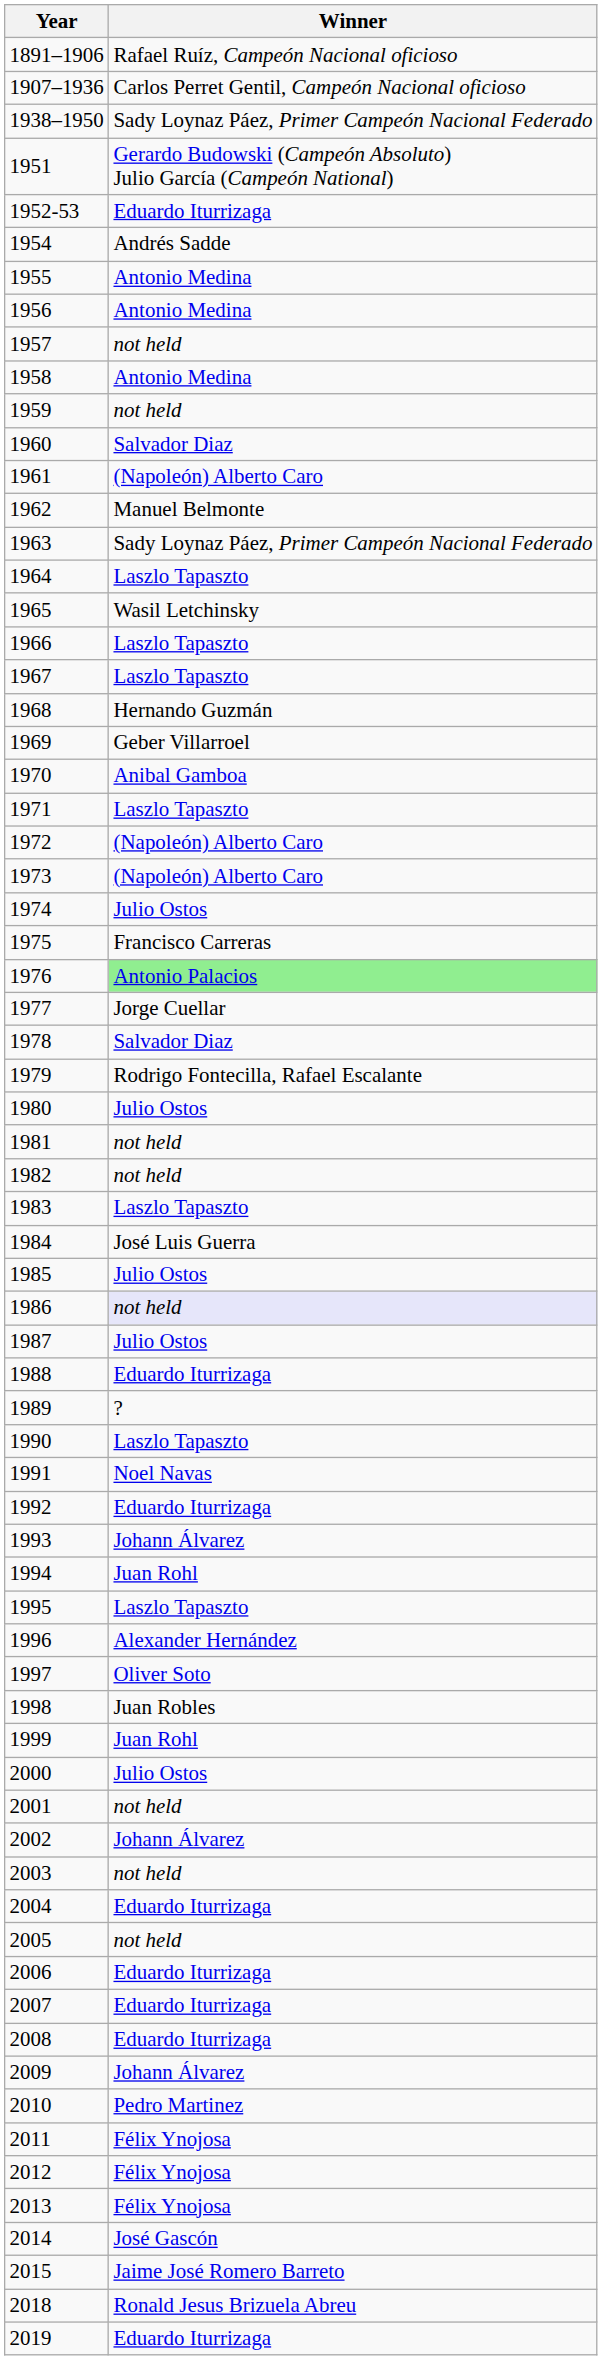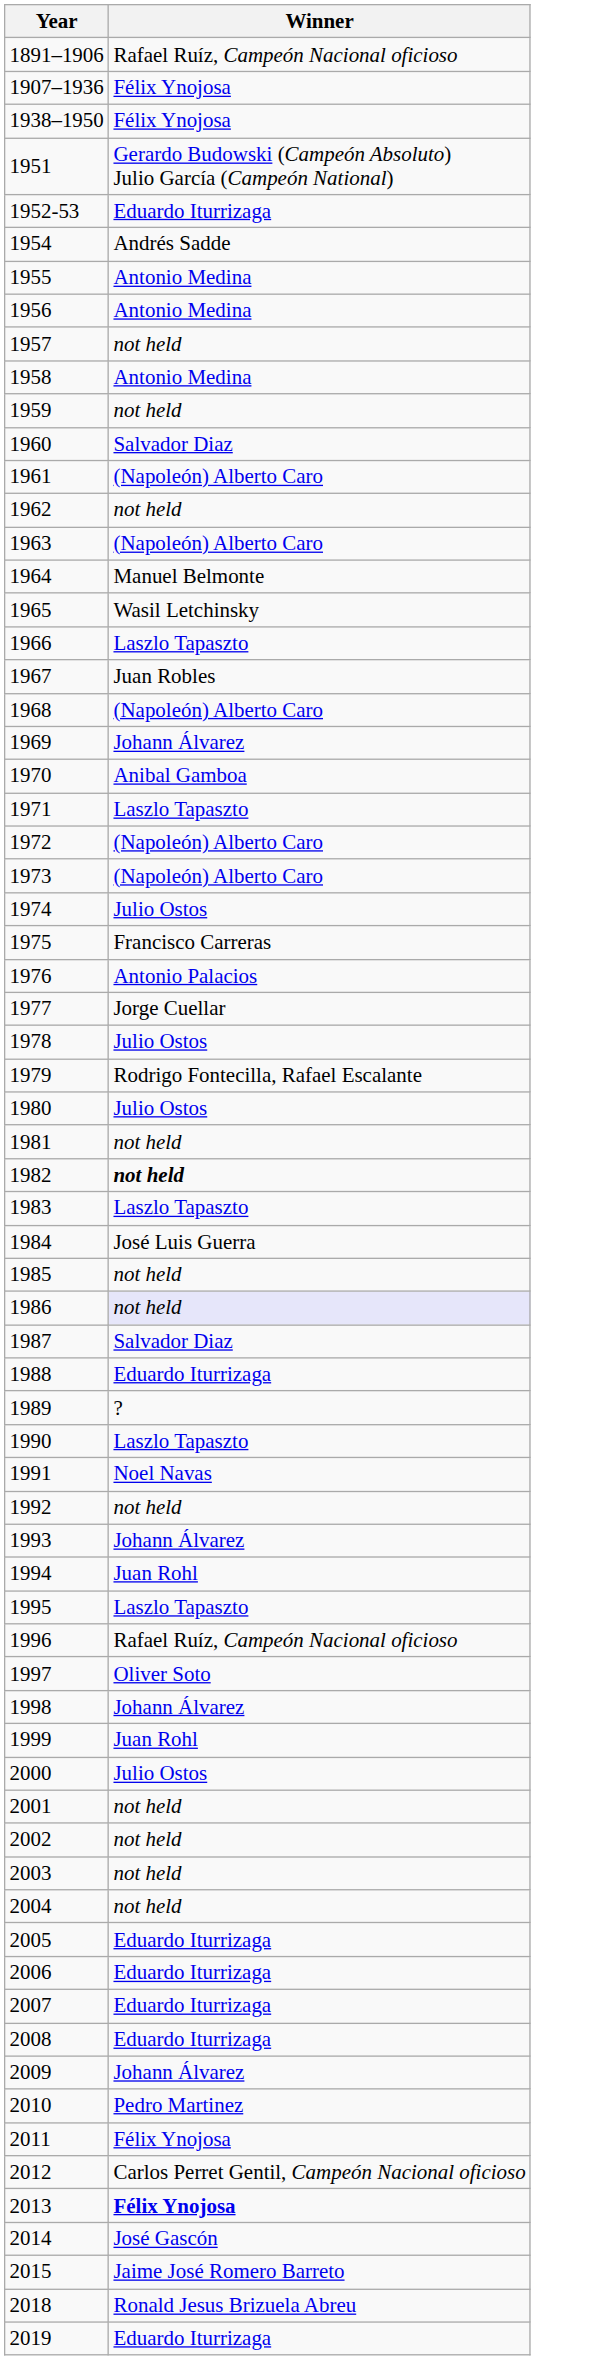(320, 87) Carlos Perret Gentil, Campeón Nacional oficioso -> (172, 87) Félix Ynojosa
(353, 120) Sady Loynaz Páez, Primer Campeón Nacional Federado -> (172, 120) Félix Ynojosa
(189, 510) Manuel Belmonte -> (148, 510) not held
(353, 543) Sady Loynaz Páez, Primer Campeón Nacional Federado -> (218, 543) (Napoleón) Alberto Caro
(181, 576) Laszlo Tapaszto -> (189, 576) Manuel Belmonte
(181, 676) Laszlo Tapaszto -> (164, 676) Juan Robles
(193, 709) Hernando Guzmán -> (218, 709) (Napoleón) Alberto Caro
(182, 742) Geber Villarroel -> (179, 742) Johann Álvarez
(185, 975) lightgreen background -> (185, 975) no background
(173, 1041) Salvador Diaz -> (160, 1041) Julio Ostos
(148, 1174) normal -> (149, 1174) bold
(160, 1274) Julio Ostos -> (148, 1274) not held
(160, 1341) Julio Ostos -> (173, 1341) Salvador Diaz
(192, 1507) Eduardo Iturrizaga -> (148, 1507) not held
(205, 1640) Alexander Hernández -> (285, 1640) Rafael Ruíz, Campeón Nacional oficioso
(164, 1706) Juan Robles -> (179, 1706) Johann Álvarez
(179, 1839) Johann Álvarez -> (148, 1839) not held
(192, 1906) Eduardo Iturrizaga -> (148, 1906) not held
(148, 1939) not held -> (192, 1939) Eduardo Iturrizaga
(172, 2172) Félix Ynojosa -> (320, 2172) Carlos Perret Gentil, Campeón Nacional oficioso
(172, 2205) normal -> (175, 2205) bold
